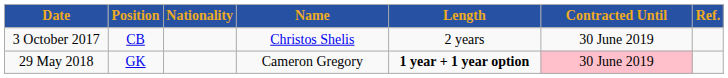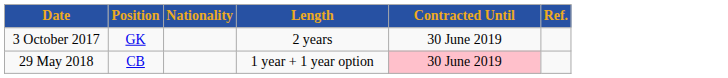- column: (312, 16)
(136, 39) CB -> (136, 39) GK
(136, 62) GK -> (136, 62) CB
(464, 62) bold -> (312, 62) normal
